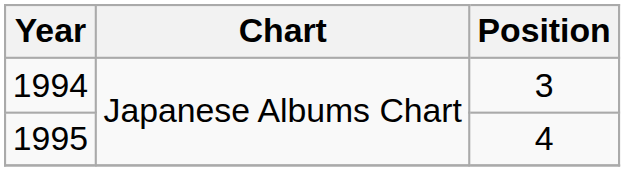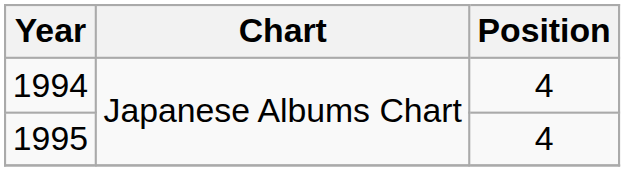(544, 84) 3 -> (544, 84) 4
